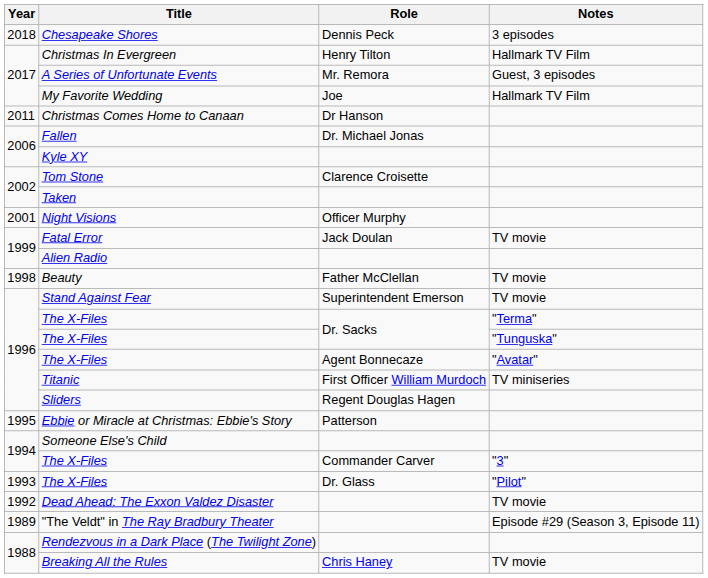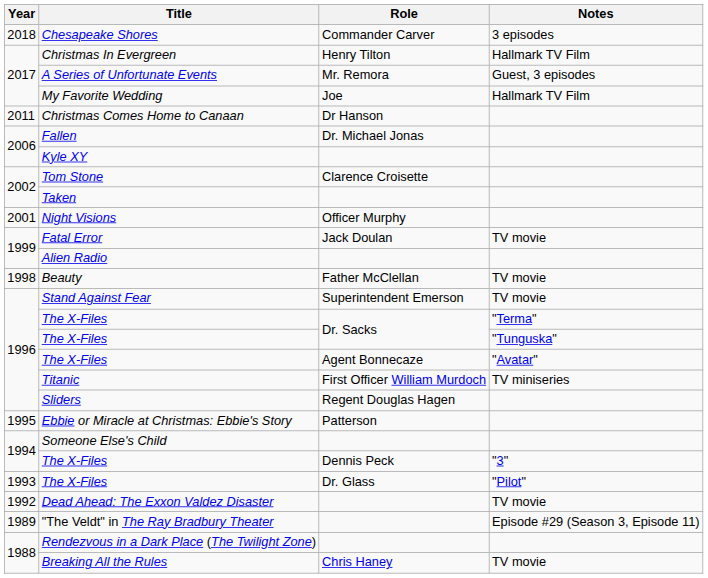(358, 34) Dennis Peck -> (378, 34) Commander Carver
(378, 461) Commander Carver -> (358, 461) Dennis Peck
